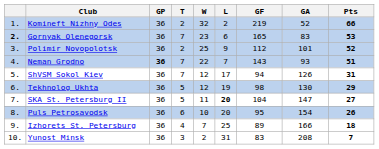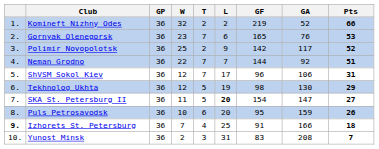columns swapped: (204, 11) <-> (182, 11)
(15, 36) bold -> (15, 36) normal
(305, 36) 83 -> (305, 36) 76
(259, 49) 112 -> (259, 49) 142
(305, 49) 101 -> (305, 49) 117
(161, 62) bold -> (161, 62) normal
(259, 62) 143 -> (259, 62) 144
(305, 62) 93 -> (305, 62) 92
(259, 74) 94 -> (259, 74) 96
(305, 74) 126 -> (305, 74) 106
(259, 100) 104 -> (259, 100) 154
(305, 112) 154 -> (305, 112) 159
(15, 125) normal -> (15, 125) bold
(259, 125) 89 -> (259, 125) 91
